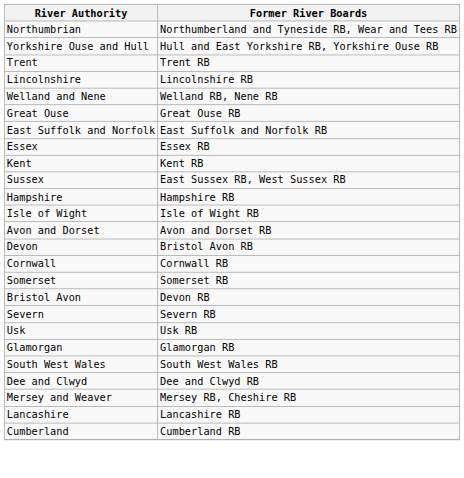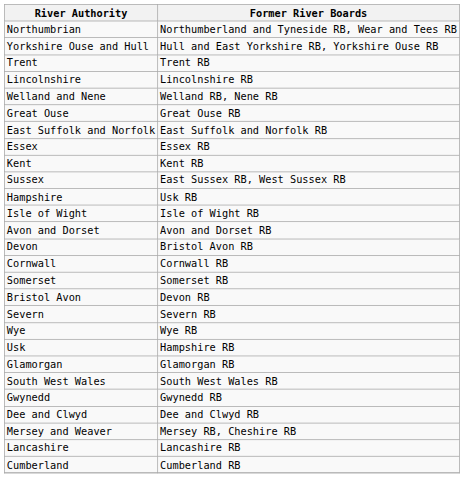(197, 197) Hampshire RB -> (179, 197) Usk RB
+ row: (16, 331)
(179, 331) Usk RB -> (197, 348) Hampshire RB
+ row: (28, 398)
